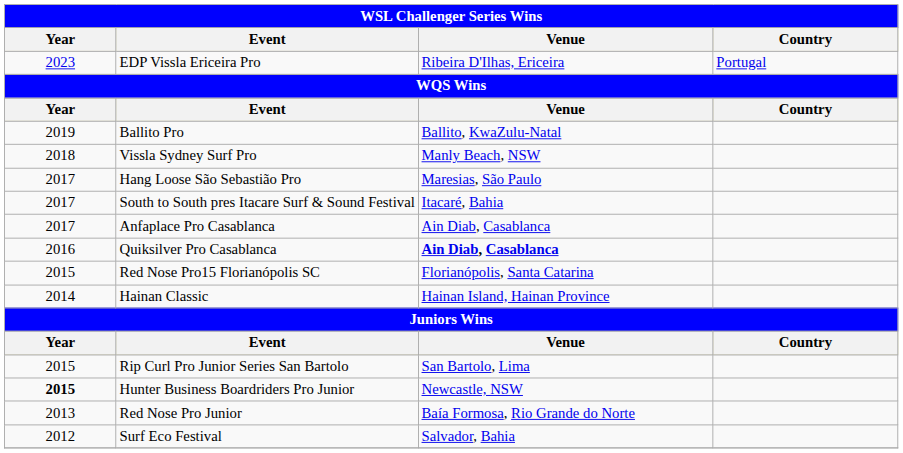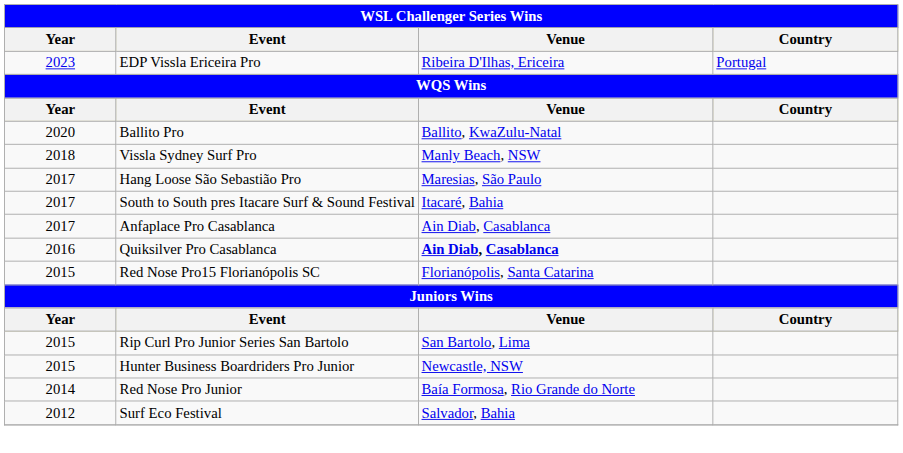(60, 132) 2019 -> (60, 132) 2020
- row: (164, 296)
(60, 389) bold -> (60, 366) normal
(60, 413) 2013 -> (60, 389) 2014
